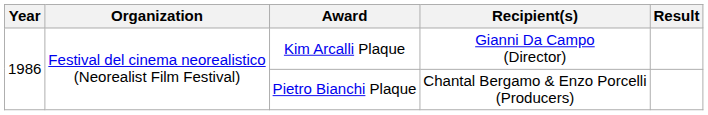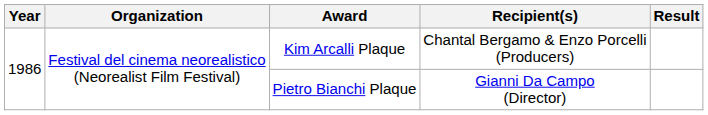(535, 48) Gianni Da Campo (Director) -> (535, 48) Chantal Bergamo & Enzo Porcelli (Producers)
(535, 89) Chantal Bergamo & Enzo Porcelli (Producers) -> (535, 89) Gianni Da Campo (Director)
